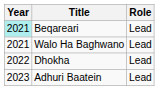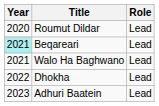+ row: (67, 28)
